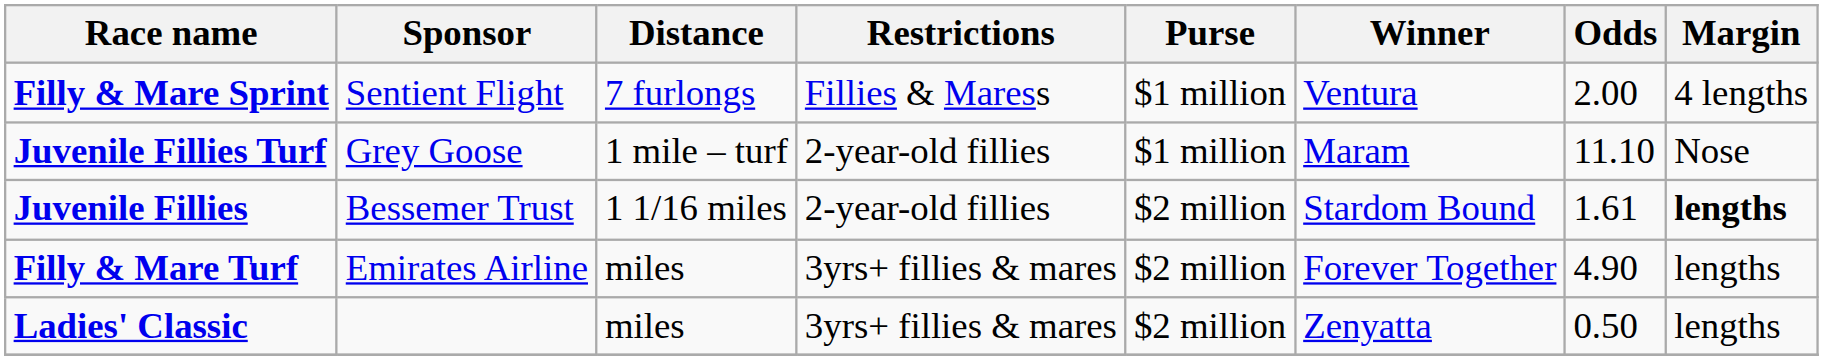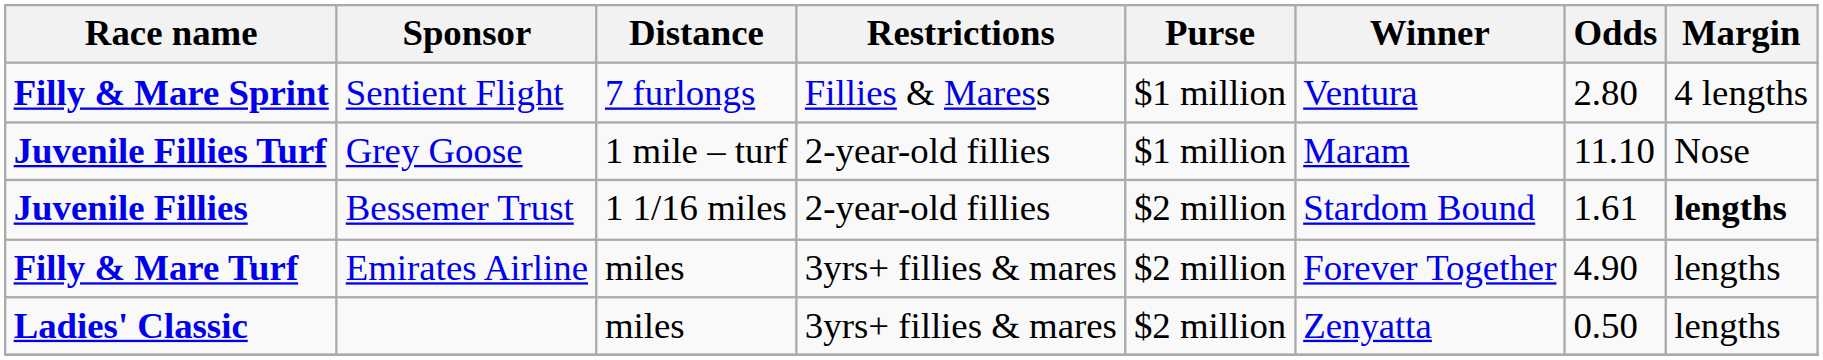(1606, 92) 2.00 -> (1606, 92) 2.80
